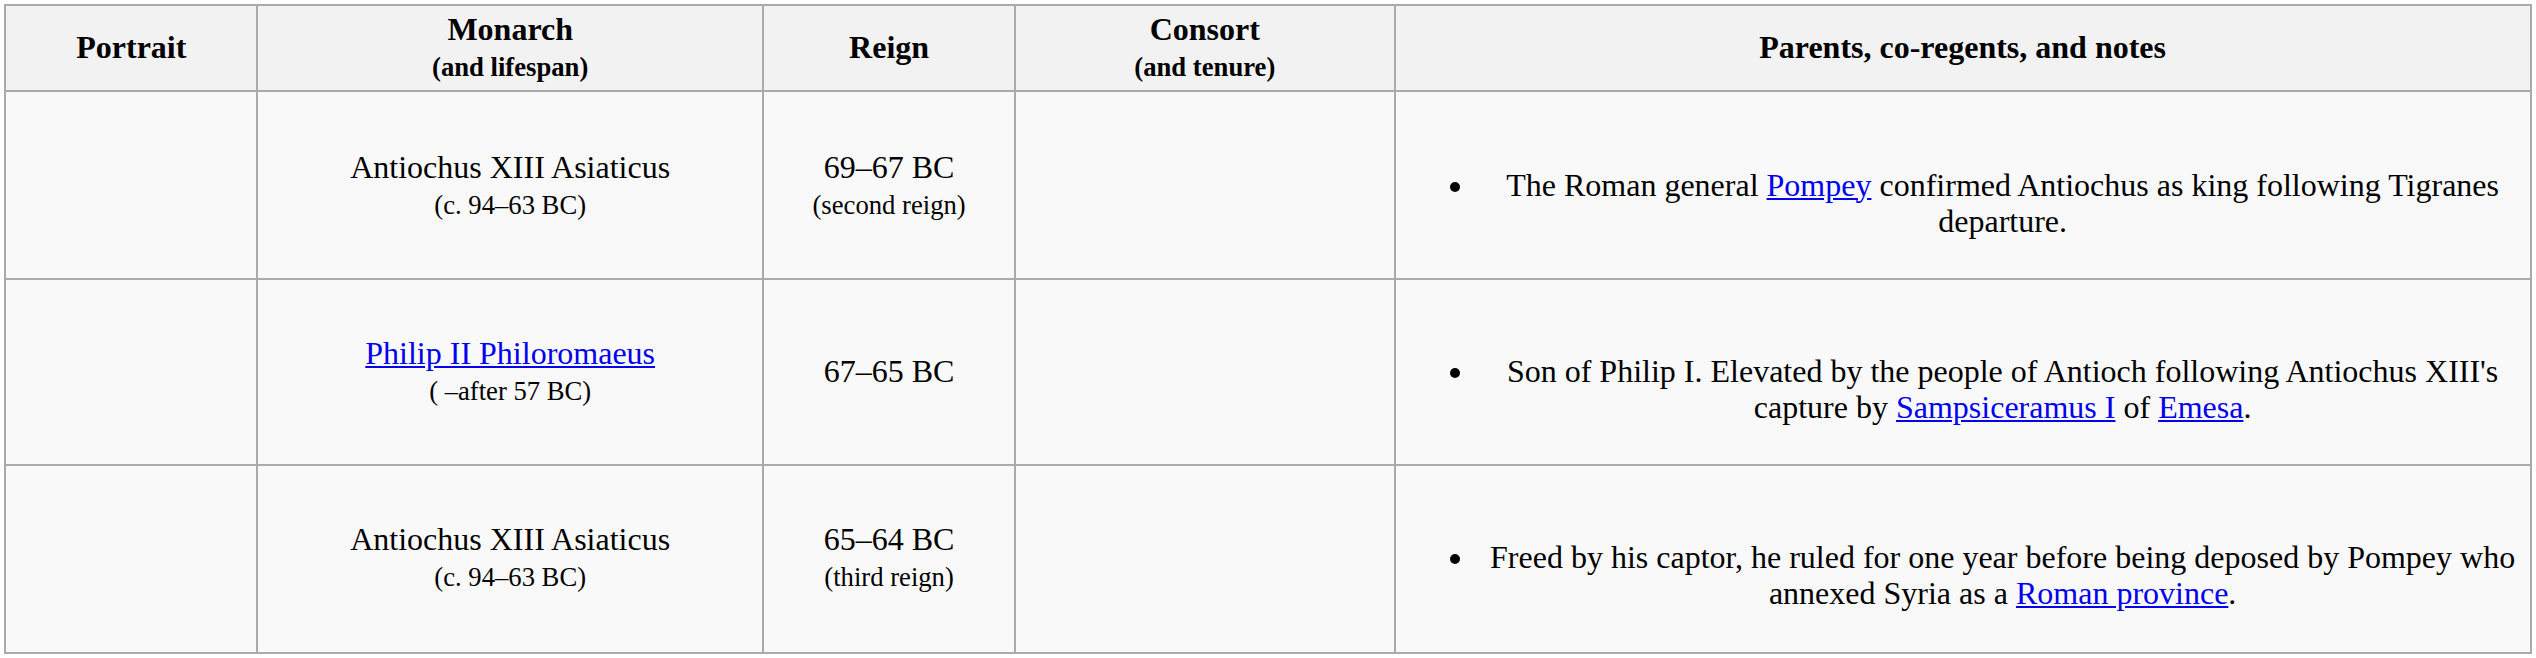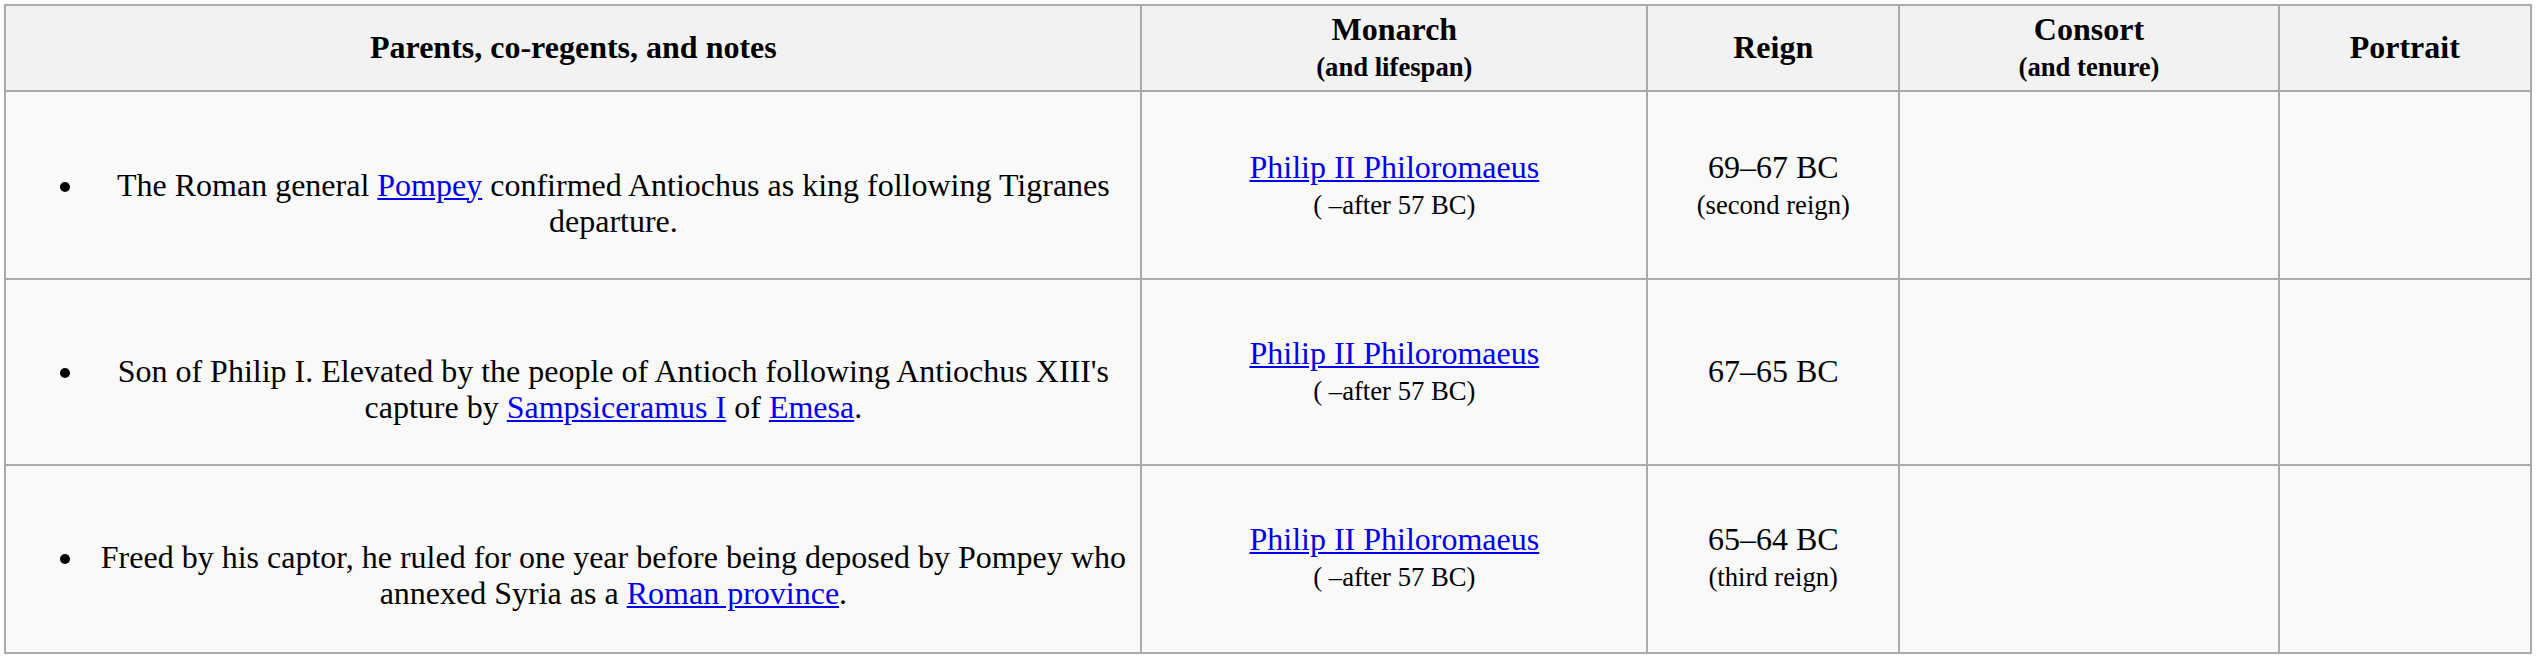columns swapped: (131, 47) <-> (1963, 47)
(510, 184) Antiochus XIII Asiaticus (c. 94–63 BC) -> (1394, 184) Philip II Philoromaeus ( –after 57 BC)
(510, 558) Antiochus XIII Asiaticus (c. 94–63 BC) -> (1394, 558) Philip II Philoromaeus ( –after 57 BC)
